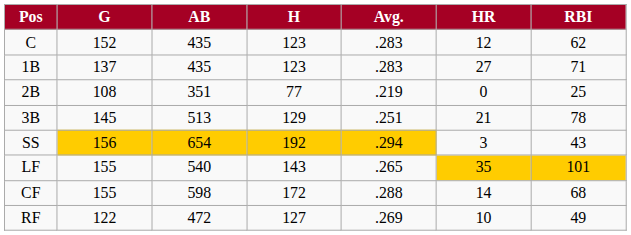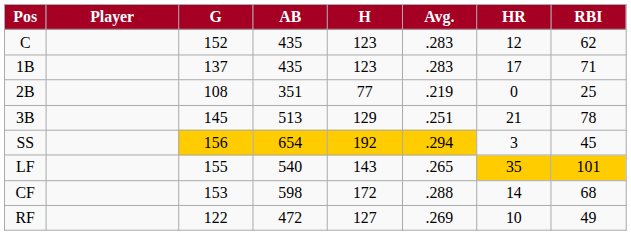+ column: (112, 17)
(484, 67) 27 -> (514, 67) 17
(578, 142) 43 -> (588, 142) 45
(105, 192) 155 -> (216, 192) 153
